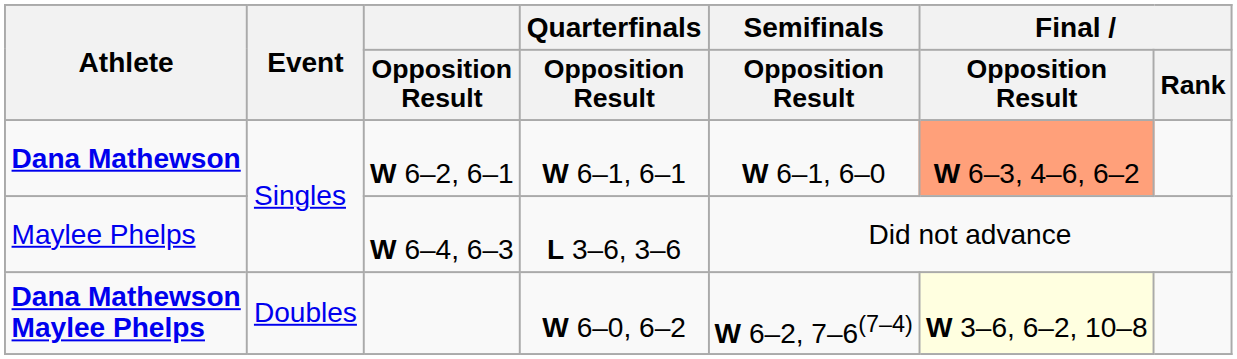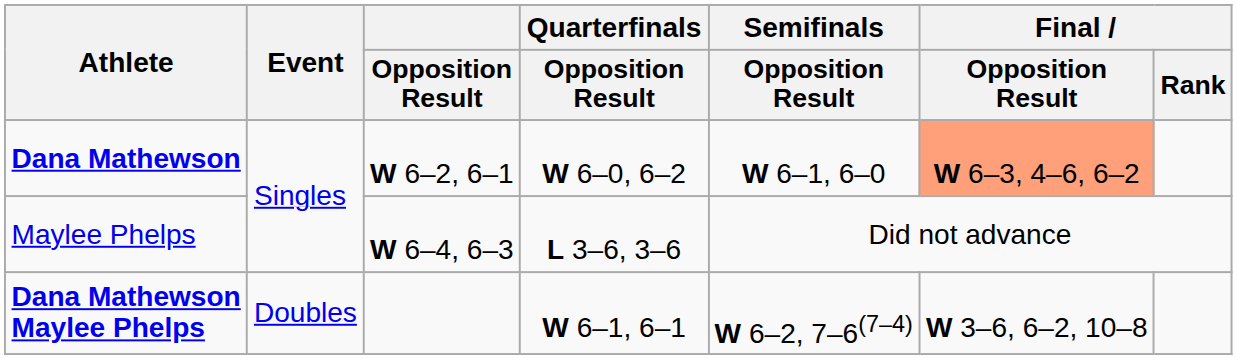(614, 174) W 6–1, 6–1 -> (614, 174) W 6–0, 6–2
(614, 329) W 6–0, 6–2 -> (614, 329) W 6–1, 6–1
(1037, 329) lightyellow background -> (1037, 329) no background
